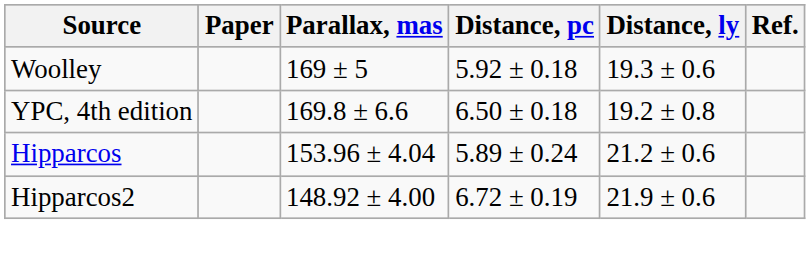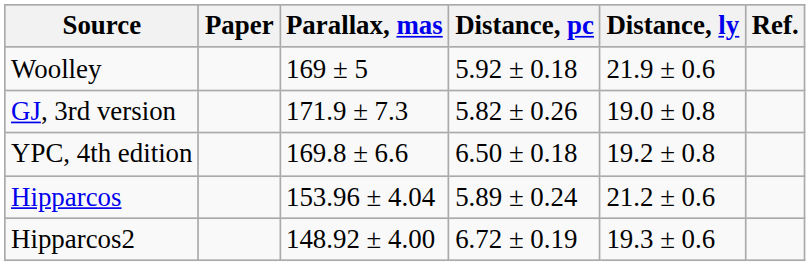(661, 68) 19.3 ± 0.6 -> (661, 68) 21.9 ± 0.6
+ row: (94, 111)
(661, 196) 21.9 ± 0.6 -> (661, 238) 19.3 ± 0.6
